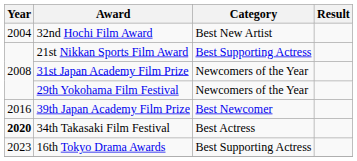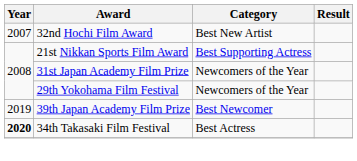(19, 33) 2004 -> (19, 33) 2007
(19, 109) 2016 -> (19, 109) 2019
- row: (101, 147)
